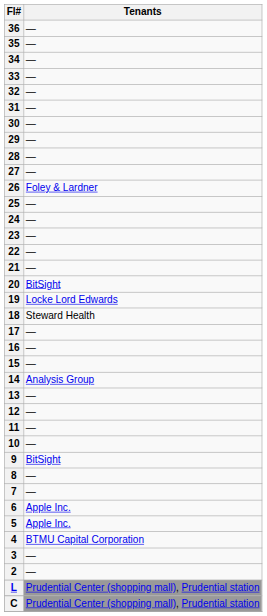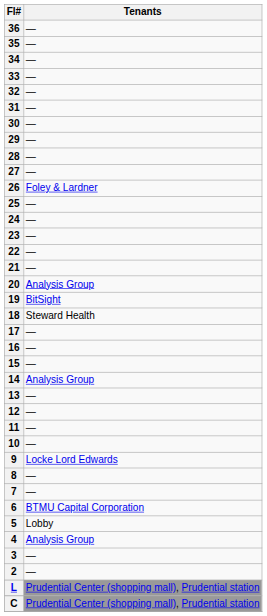(43, 284) BitSight -> (60, 284) Analysis Group
(72, 300) Locke Lord Edwards -> (43, 300) BitSight
(43, 460) BitSight -> (72, 460) Locke Lord Edwards
(48, 508) Apple Inc. -> (85, 508) BTMU Capital Corporation
(48, 524) Apple Inc. -> (40, 524) Lobby
(85, 540) BTMU Capital Corporation -> (60, 540) Analysis Group
